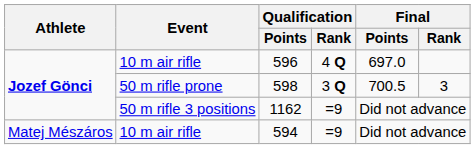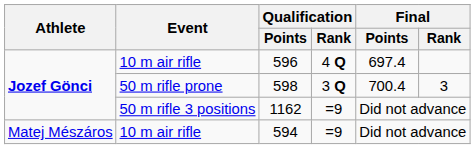(387, 62) 697.0 -> (387, 62) 697.4
(387, 86) 700.5 -> (387, 86) 700.4
